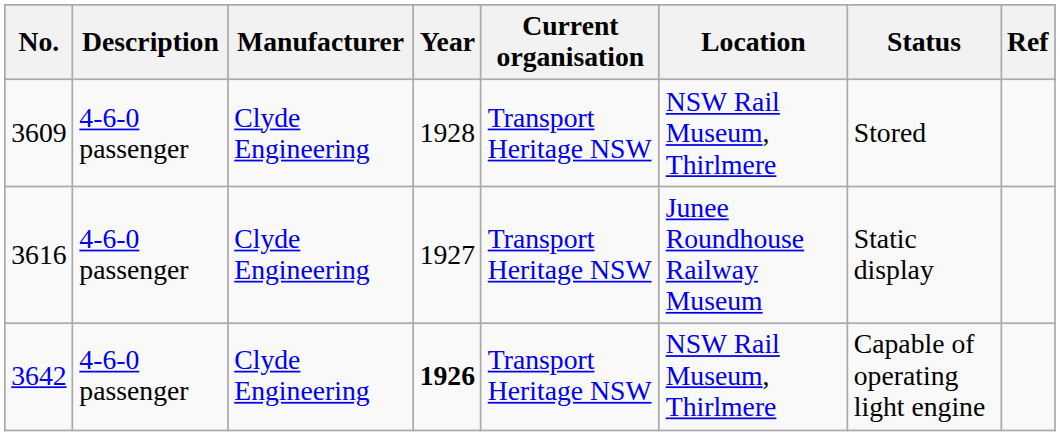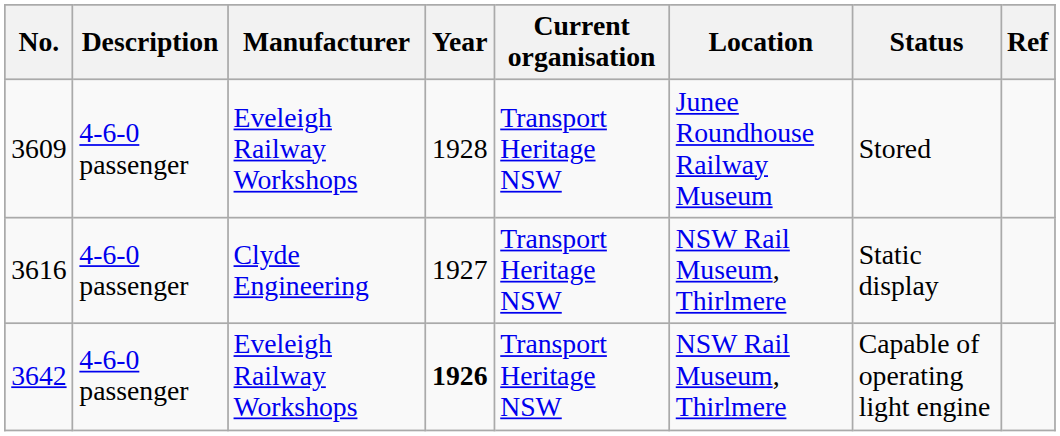(302, 132) Clyde Engineering -> (295, 148) Eveleigh Railway Workshops
(723, 132) NSW Rail Museum, Thirlmere -> (745, 148) Junee Roundhouse Railway Museum
(735, 254) Junee Roundhouse Railway Museum -> (733, 269) NSW Rail Museum, Thirlmere
(302, 376) Clyde Engineering -> (295, 376) Eveleigh Railway Workshops
